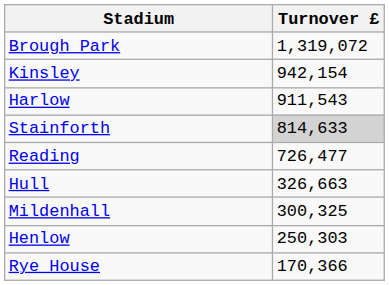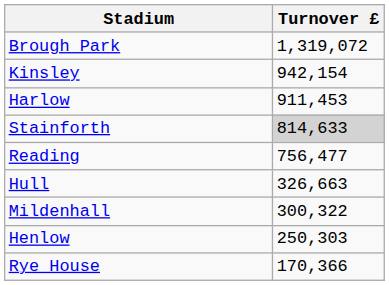(312, 101) 911,543 -> (312, 101) 911,453
(312, 156) 726,477 -> (312, 156) 756,477
(312, 211) 300,325 -> (312, 211) 300,322
